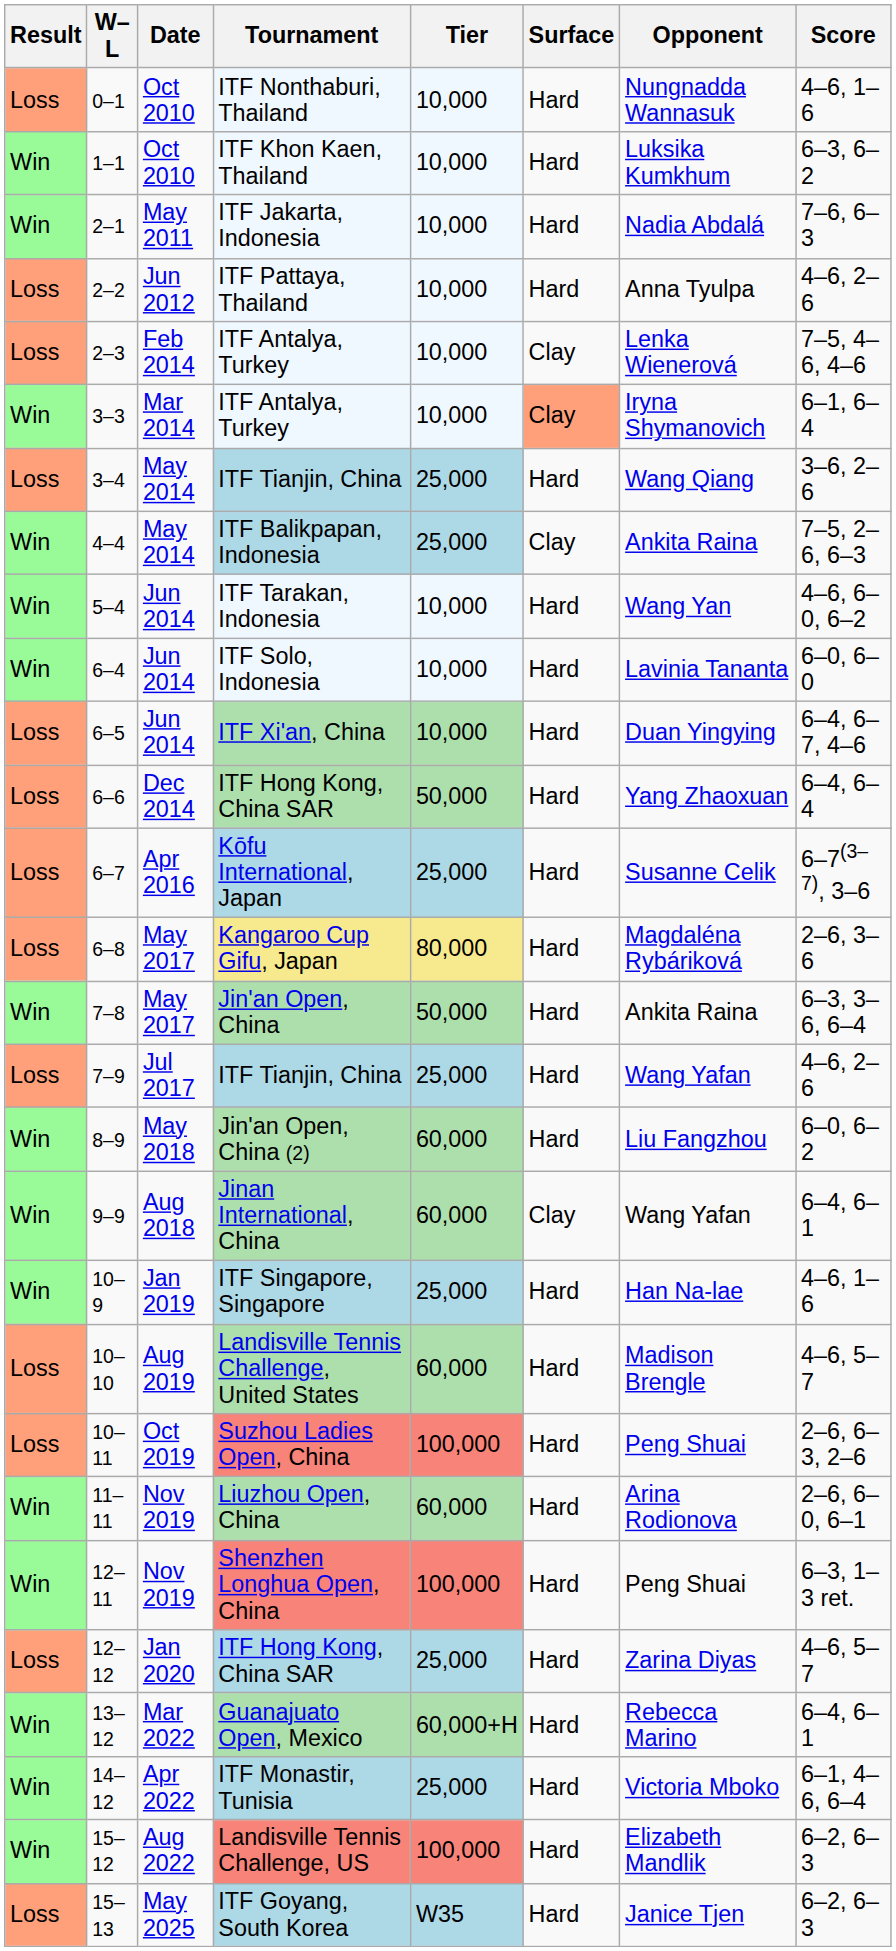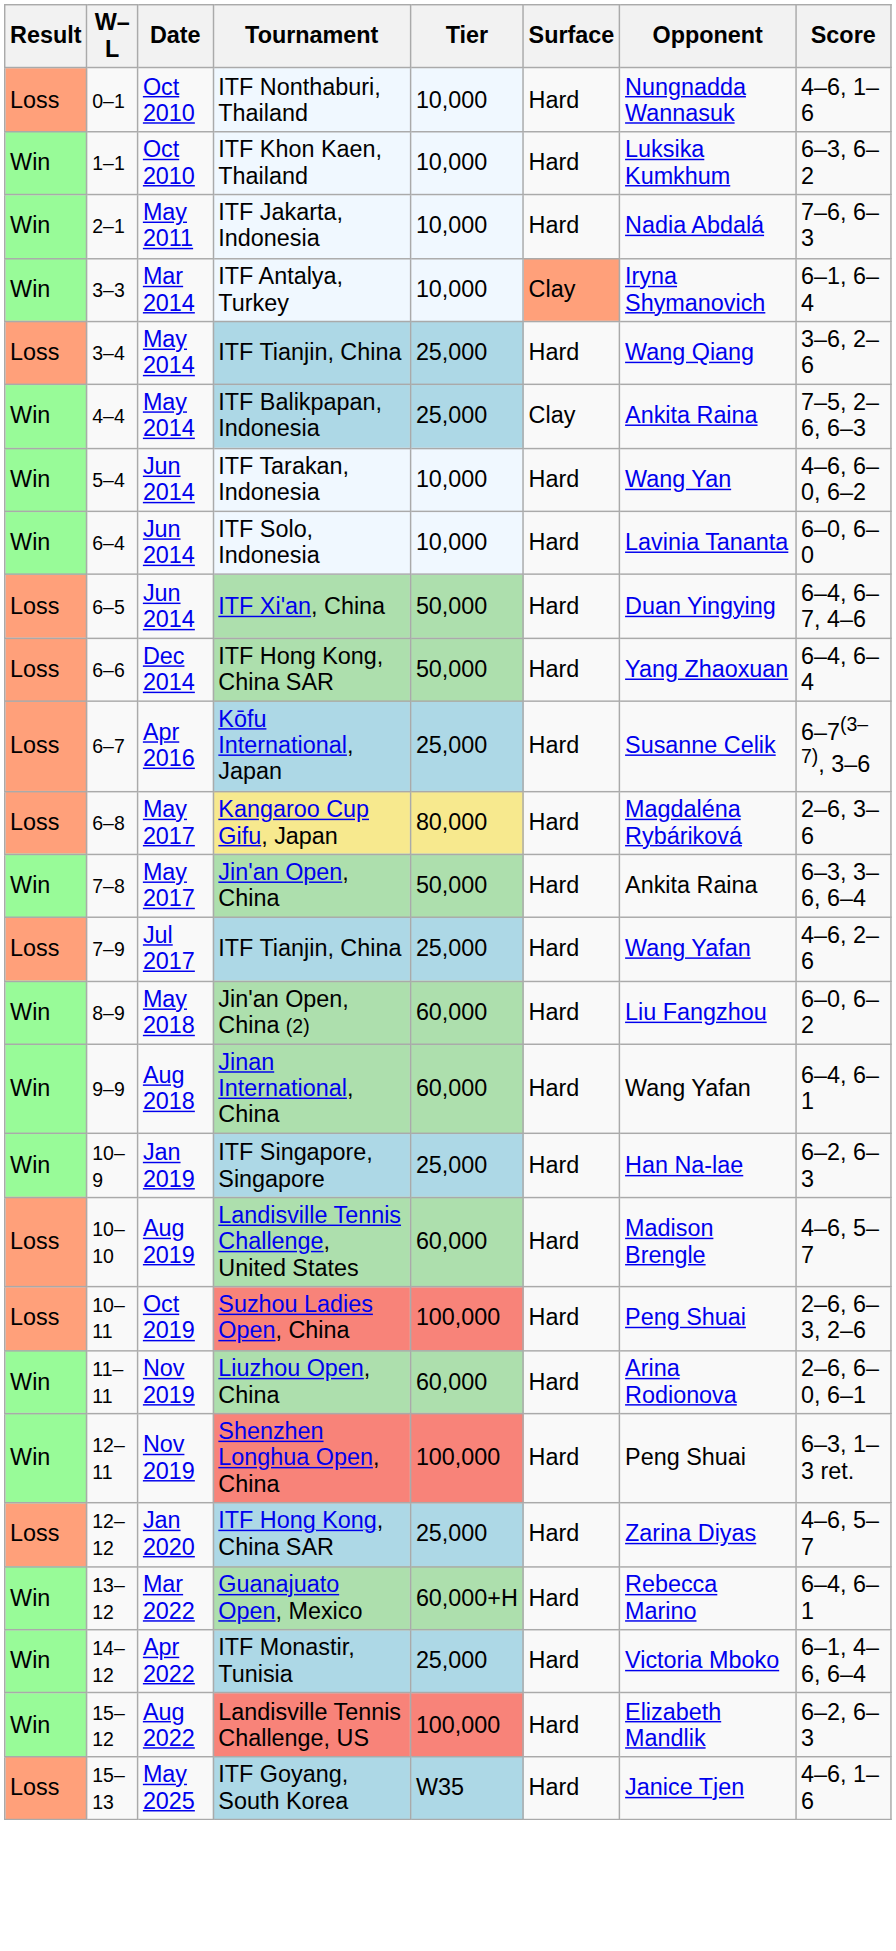- row: (109, 290)
- row: (109, 354)
(452, 732) 10,000 -> (452, 606) 50,000
(552, 1215) Clay -> (554, 1088) Hard
(840, 1291) 4–6, 1–6 -> (840, 1165) 6–2, 6–3
(840, 1914) 6–2, 6–3 -> (840, 1787) 4–6, 1–6
